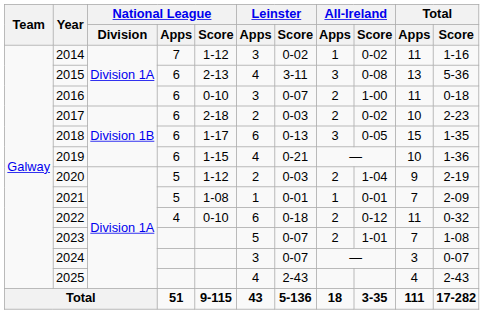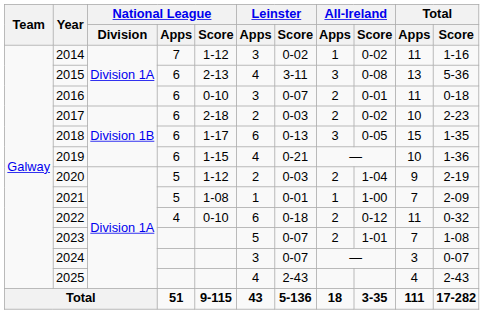(375, 95) 1-00 -> (375, 95) 0-01
(375, 197) 0-01 -> (375, 197) 1-00
